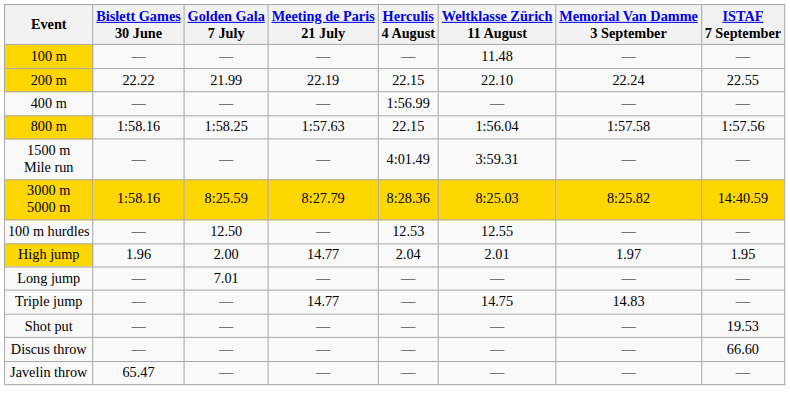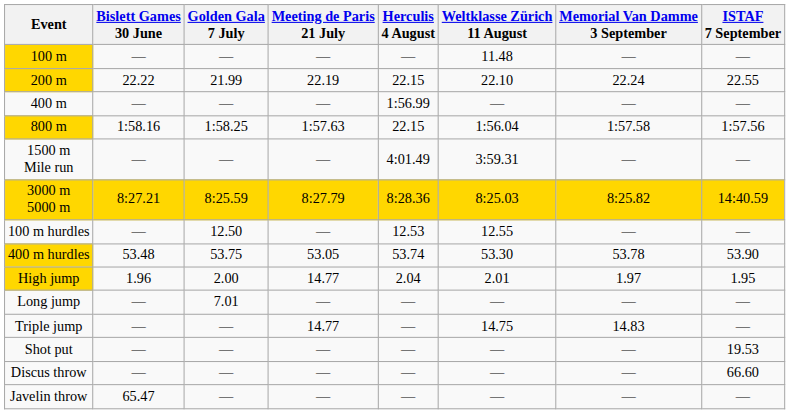(139, 199) 1:58.16 -> (139, 199) 8:27.21
+ row: (49, 254)
